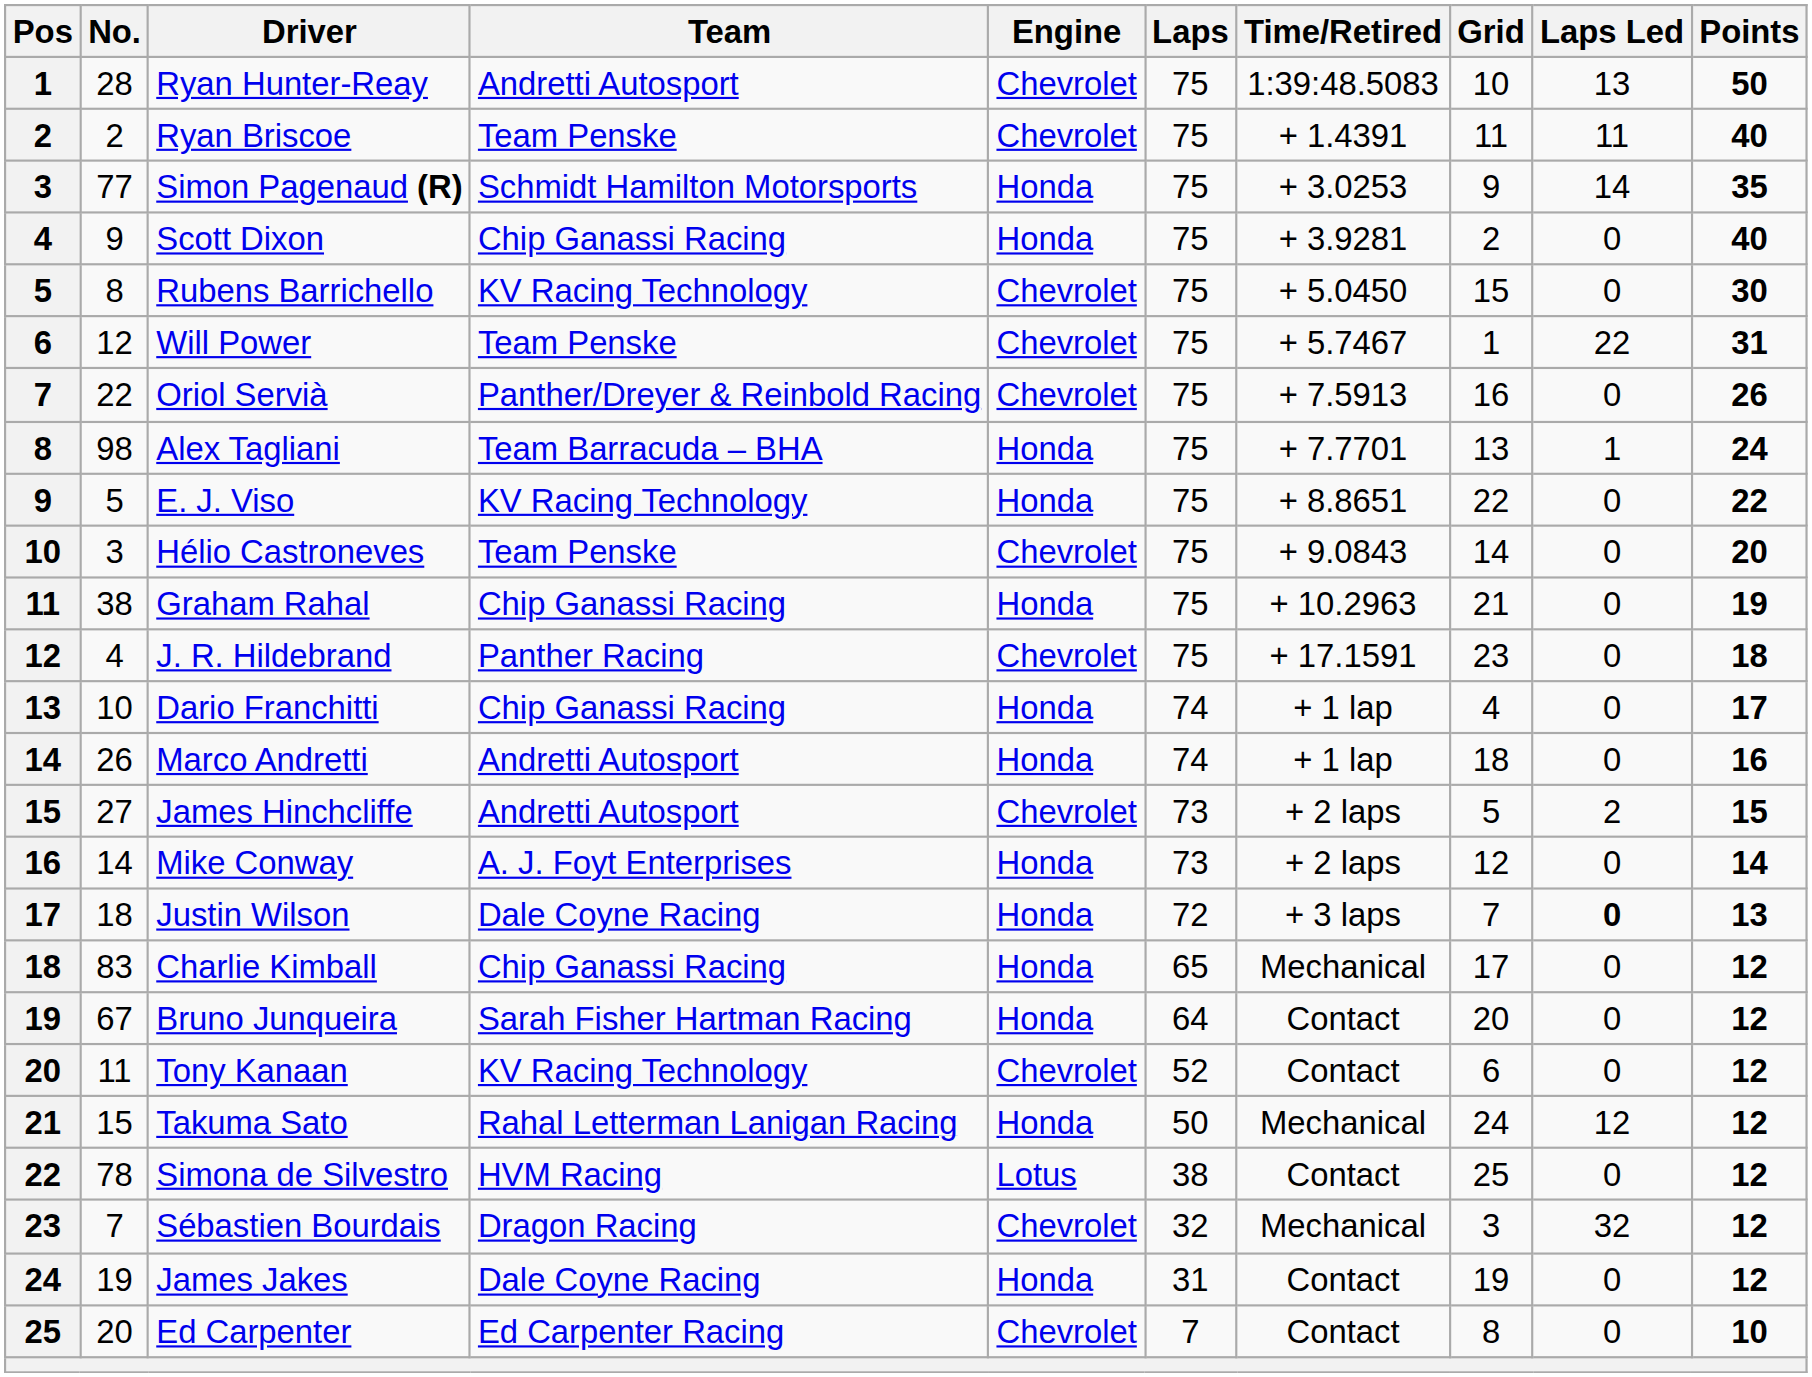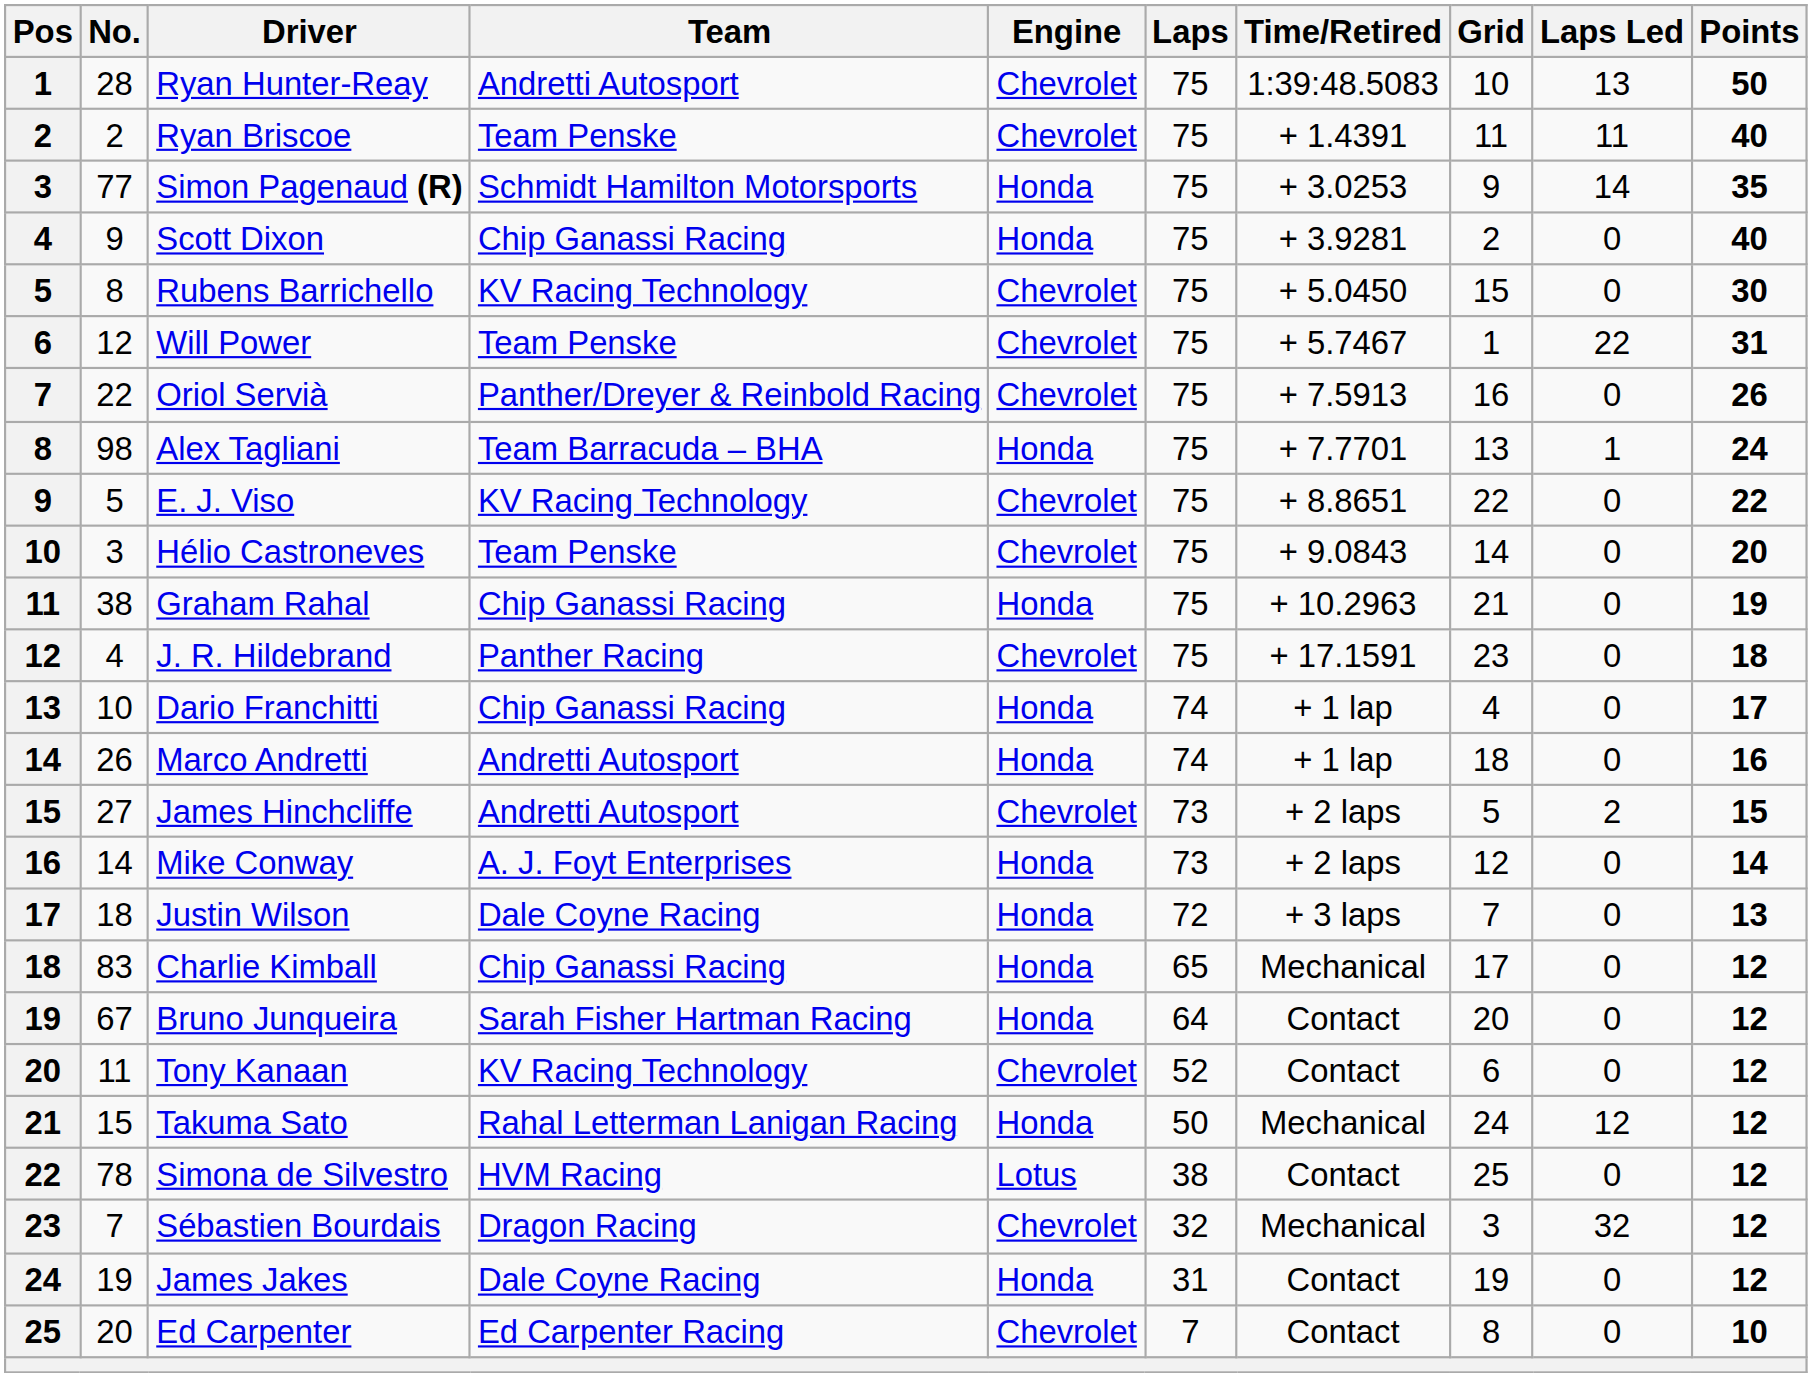(1045, 499) Honda -> (1067, 499) Chevrolet
(1612, 915) bold -> (1612, 915) normal
